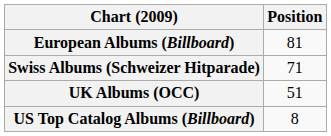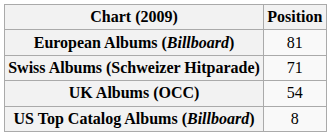(295, 93) 51 -> (295, 93) 54
